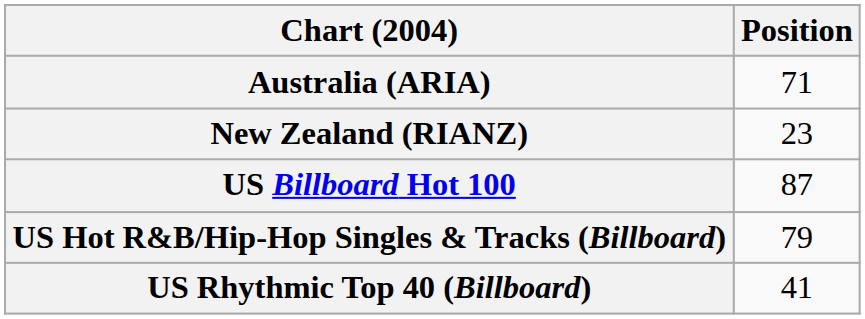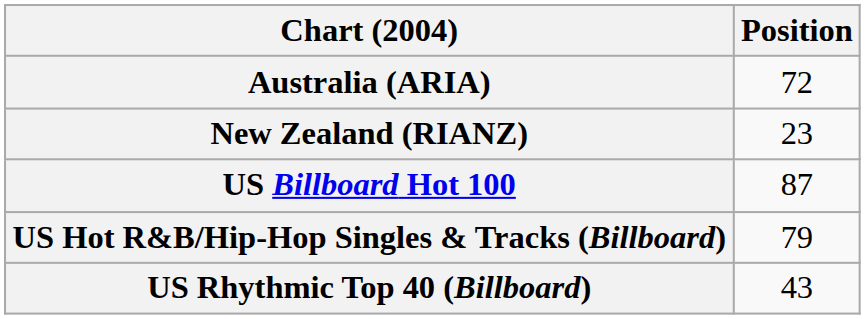(797, 81) 71 -> (797, 81) 72
(797, 287) 41 -> (797, 287) 43
